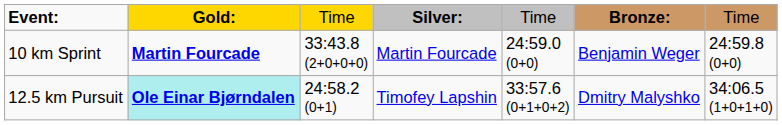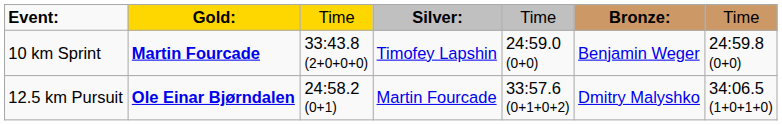(437, 52) Martin Fourcade -> (437, 52) Timofey Lapshin
(213, 97) paleturquoise background -> (213, 97) no background
(437, 97) Timofey Lapshin -> (437, 97) Martin Fourcade
